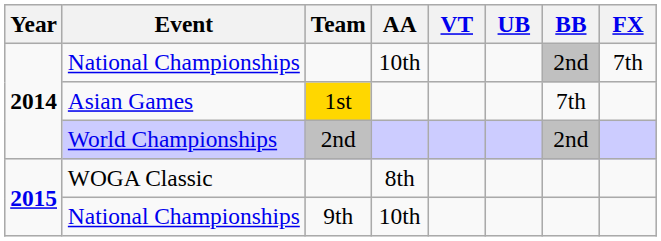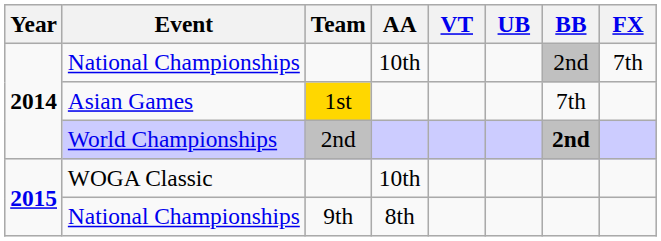(571, 139) normal -> (571, 139) bold
(400, 178) 8th -> (400, 178) 10th
(400, 216) 10th -> (400, 216) 8th
